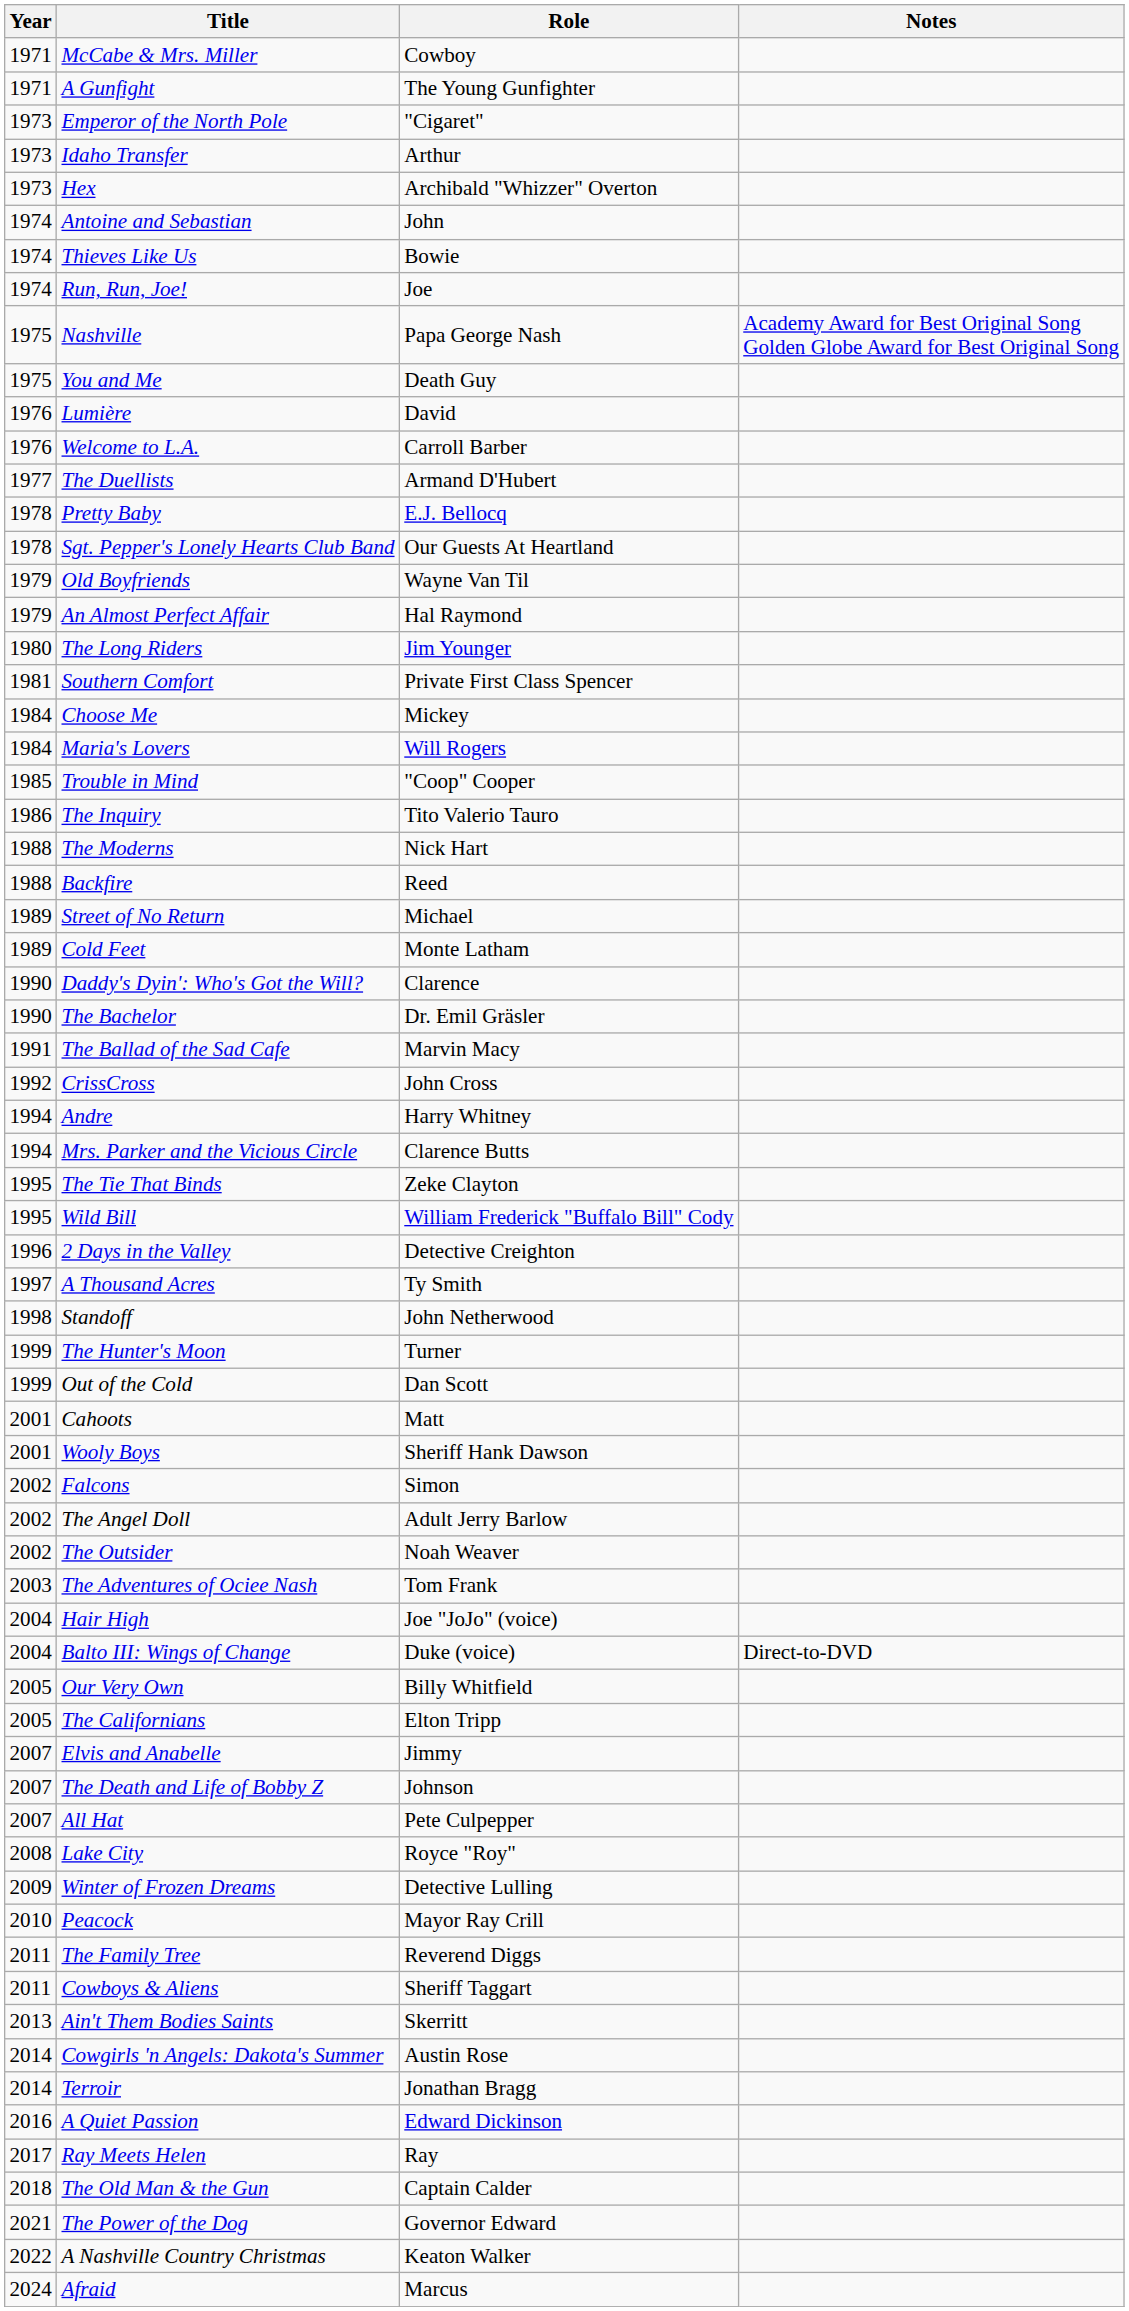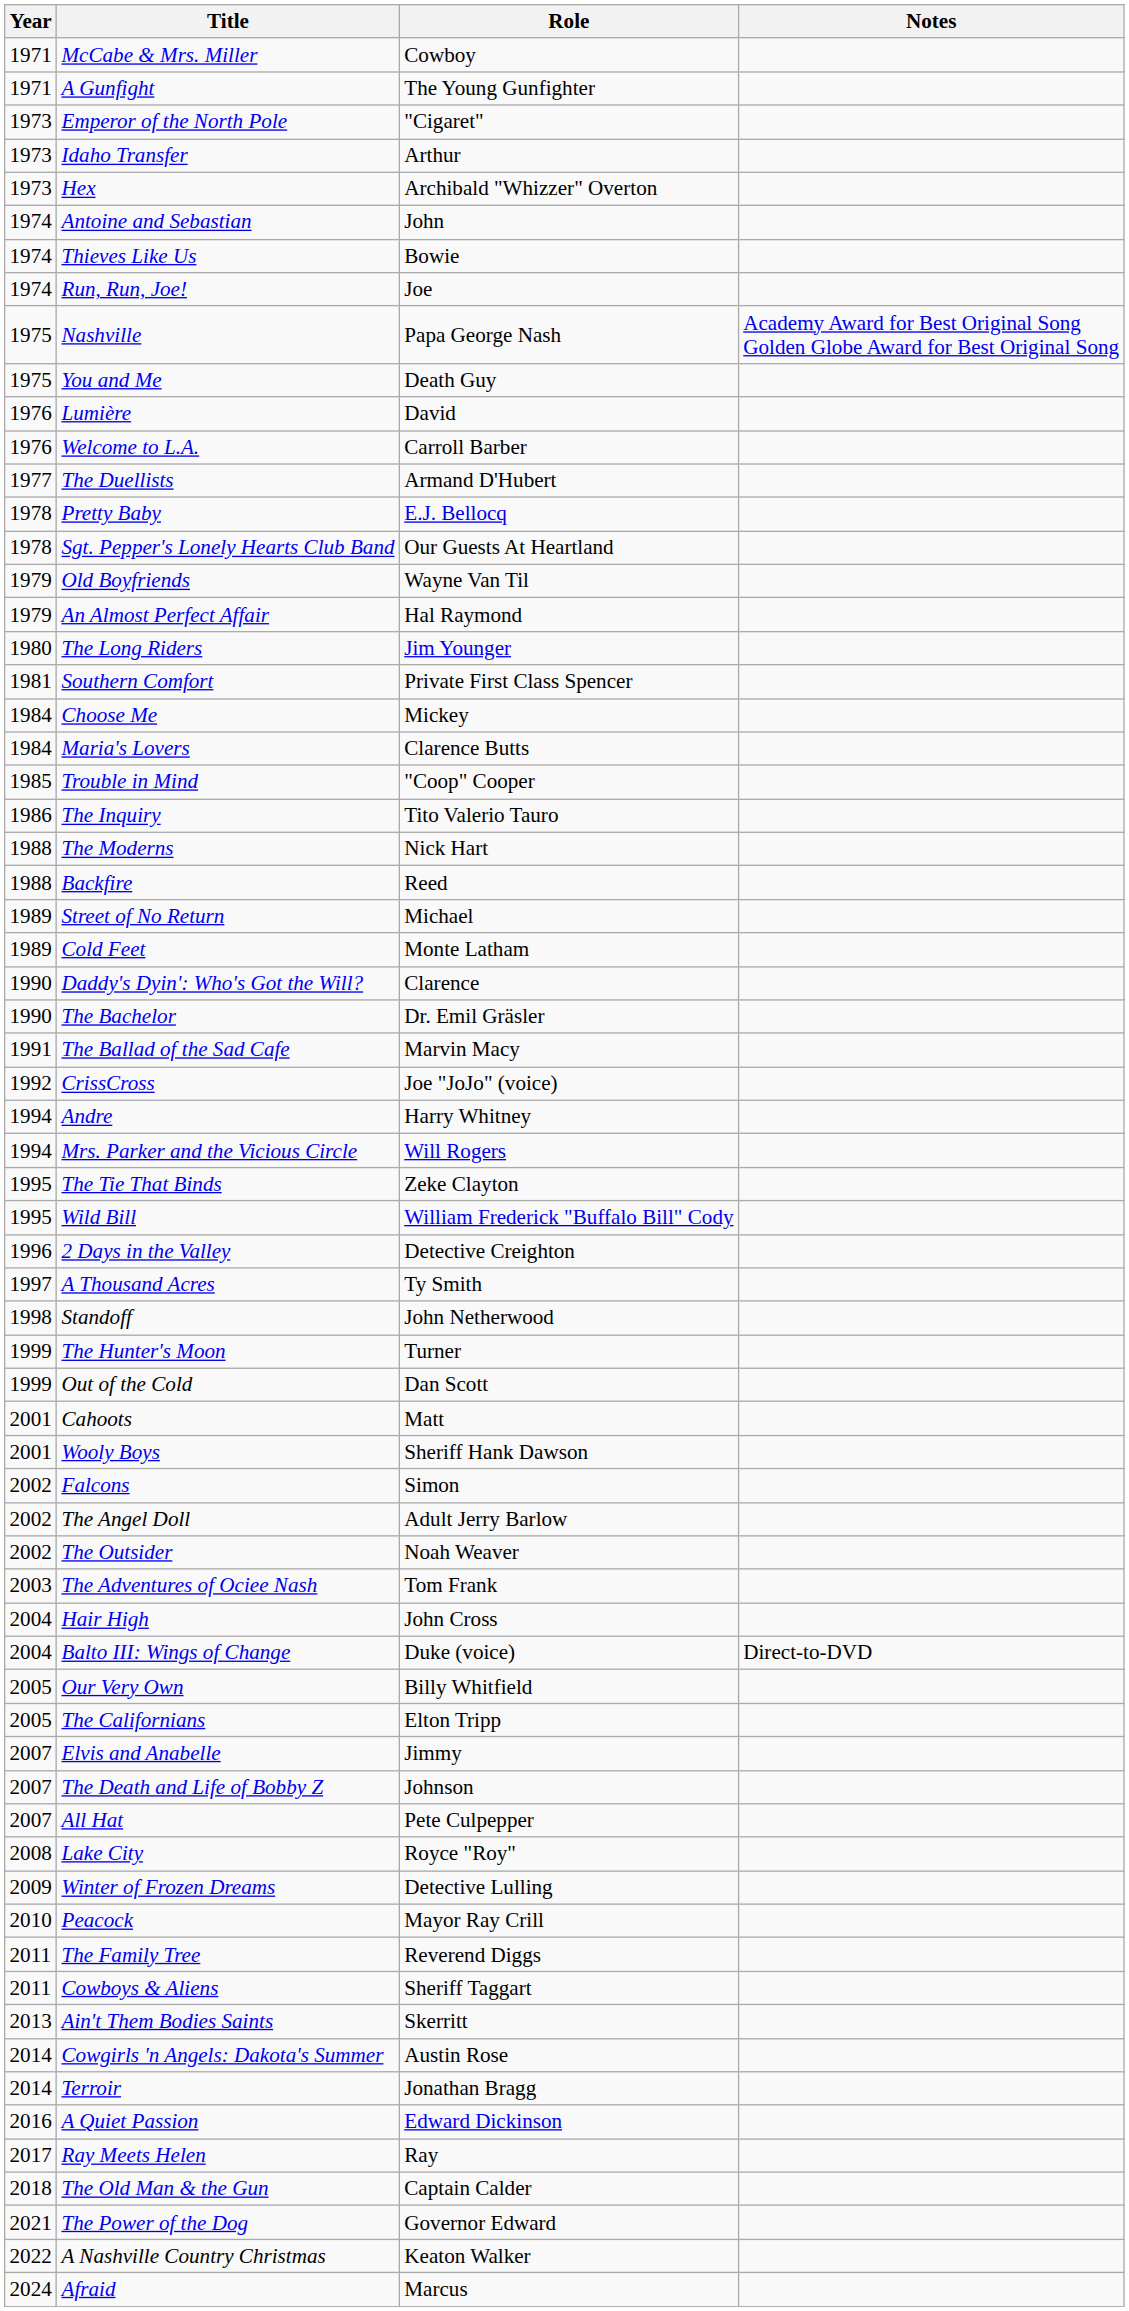(455, 748) Will Rogers -> (467, 748) Clarence Butts
(451, 1083) John Cross -> (481, 1083) Joe "JoJo" (voice)
(467, 1150) Clarence Butts -> (455, 1150) Will Rogers
(481, 1619) Joe "JoJo" (voice) -> (451, 1619) John Cross
